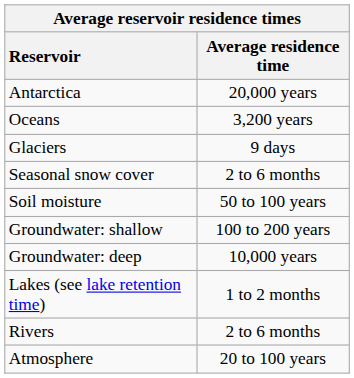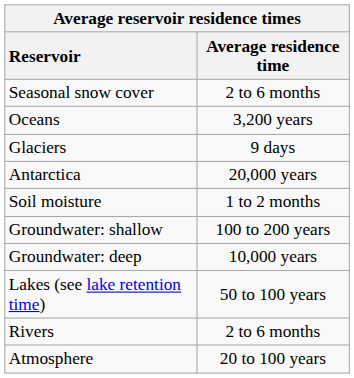rows swapped: (45, 92) <-> (81, 174)
(273, 202) 50 to 100 years -> (273, 202) 1 to 2 months
(273, 294) 1 to 2 months -> (273, 294) 50 to 100 years
